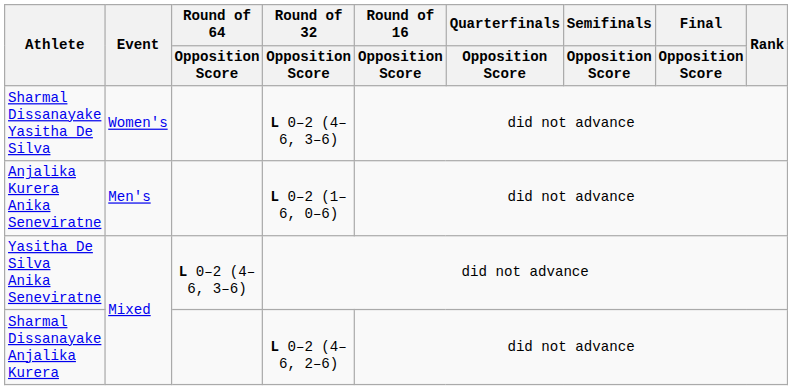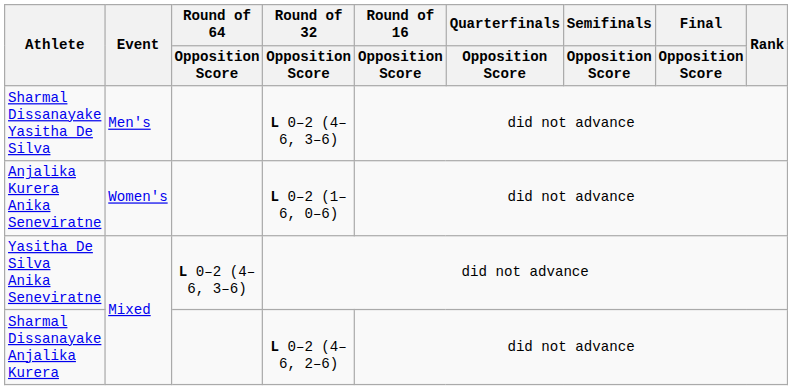(138, 123) Women's -> (129, 123) Men's
(129, 198) Men's -> (138, 198) Women's
